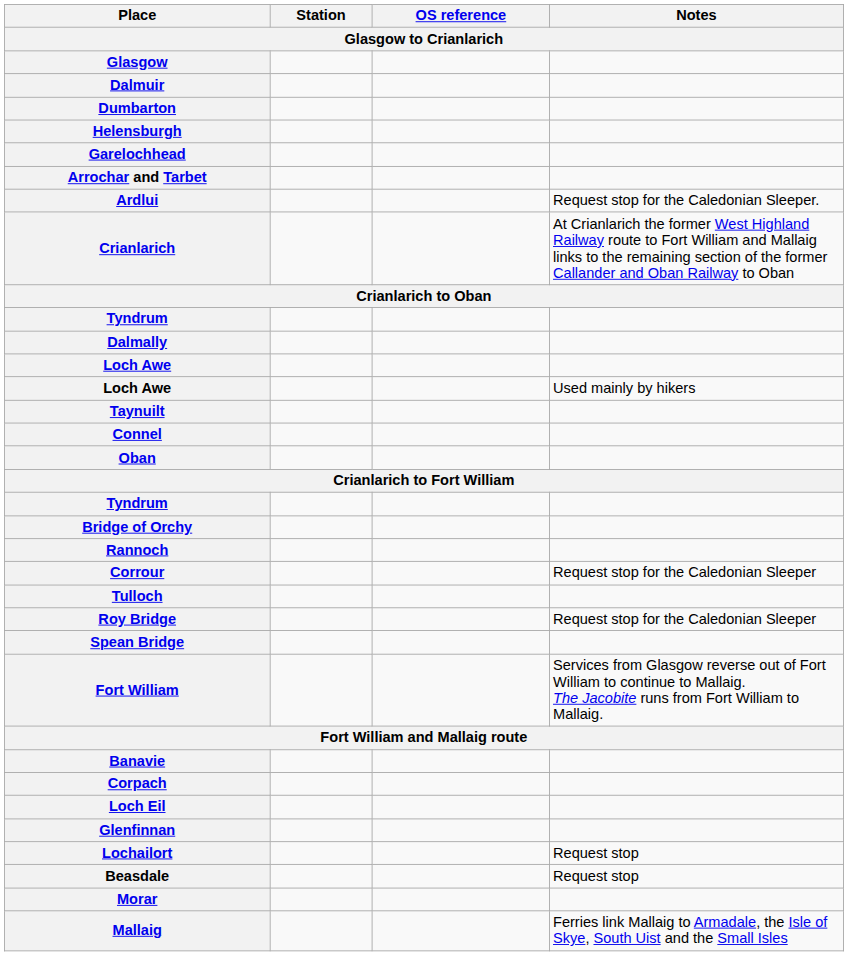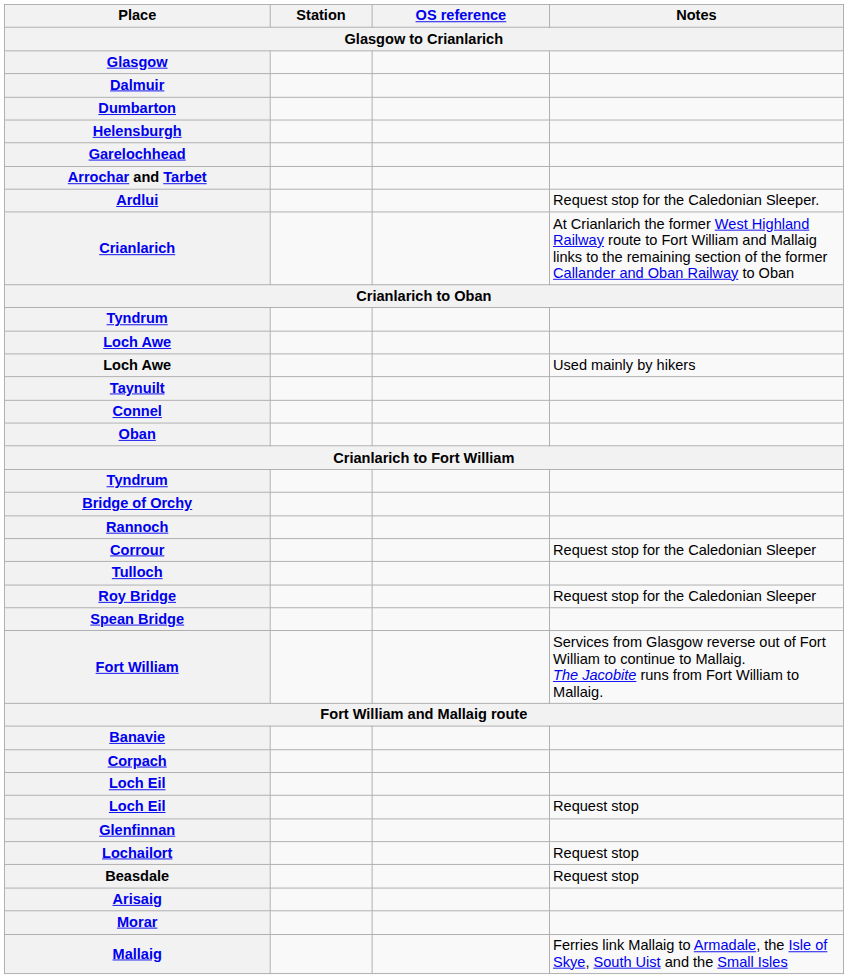- row: (137, 342)
+ row: (137, 807)
+ row: (137, 899)
